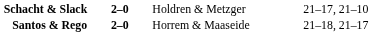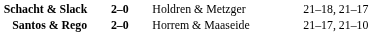(336, 8) 21–17, 21–10 -> (336, 8) 21–18, 21–17
(336, 25) 21–18, 21–17 -> (336, 25) 21–17, 21–10
